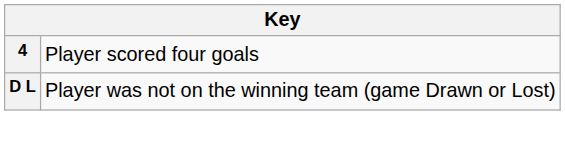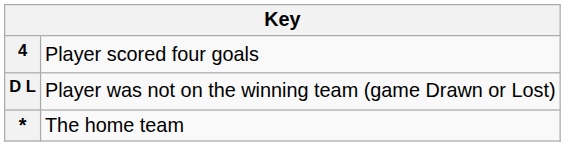+ row: (23, 125)
